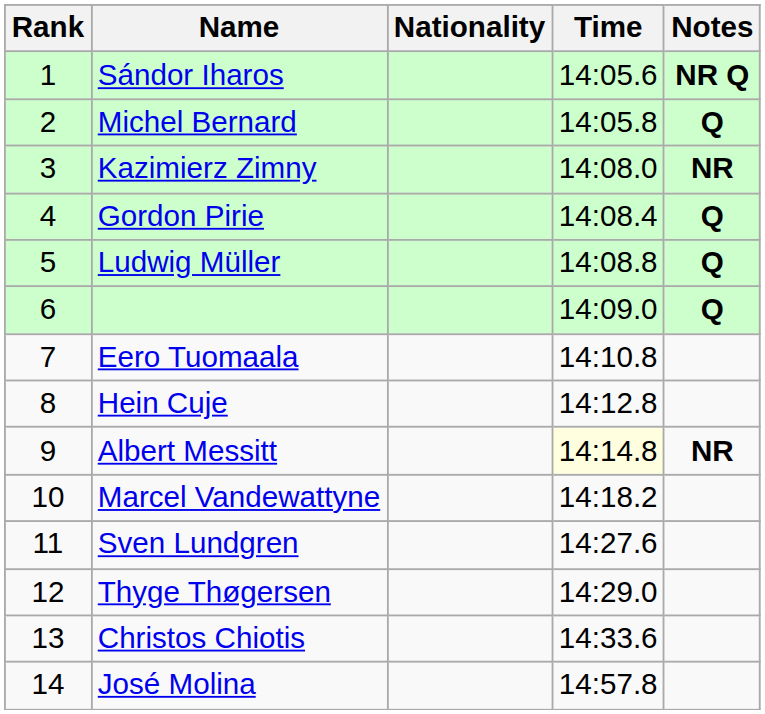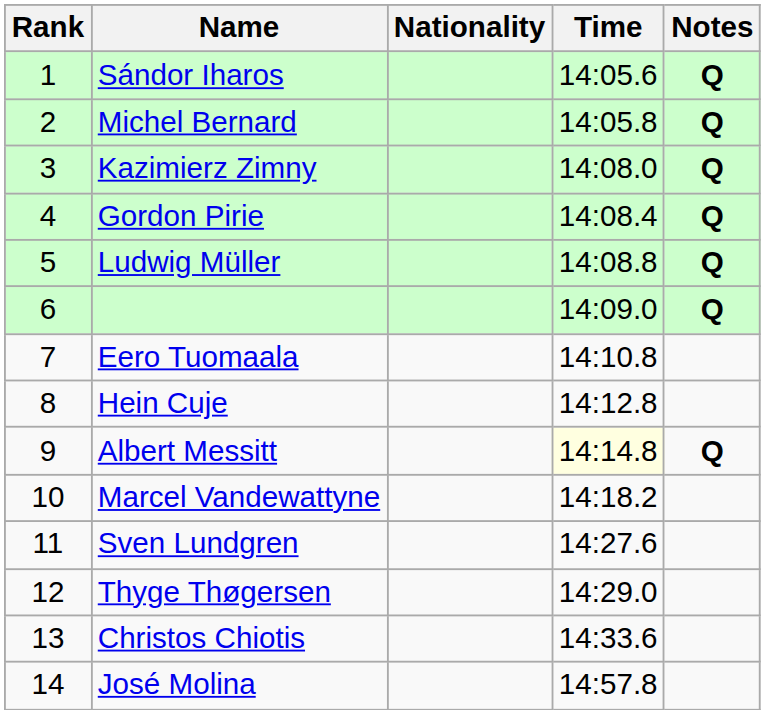(712, 74) NR Q -> (712, 74) Q
(712, 168) NR -> (712, 168) Q
(712, 450) NR -> (712, 450) Q
